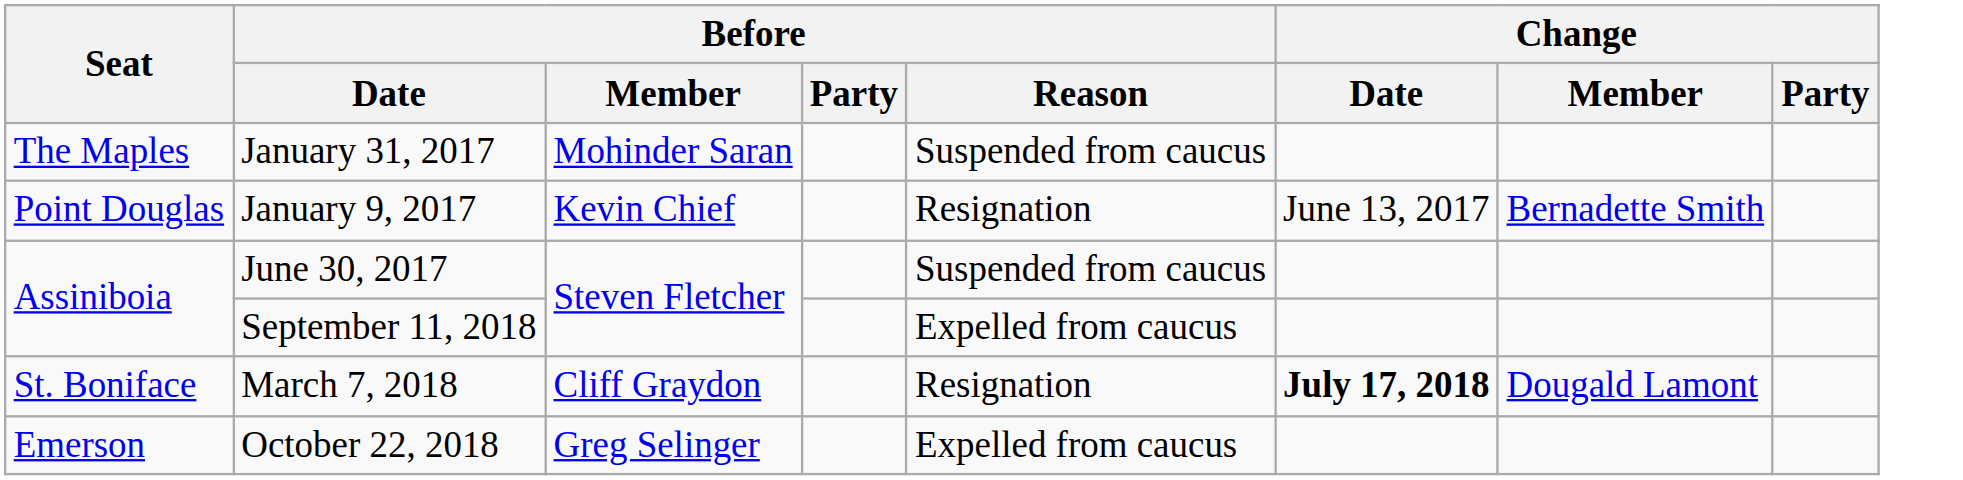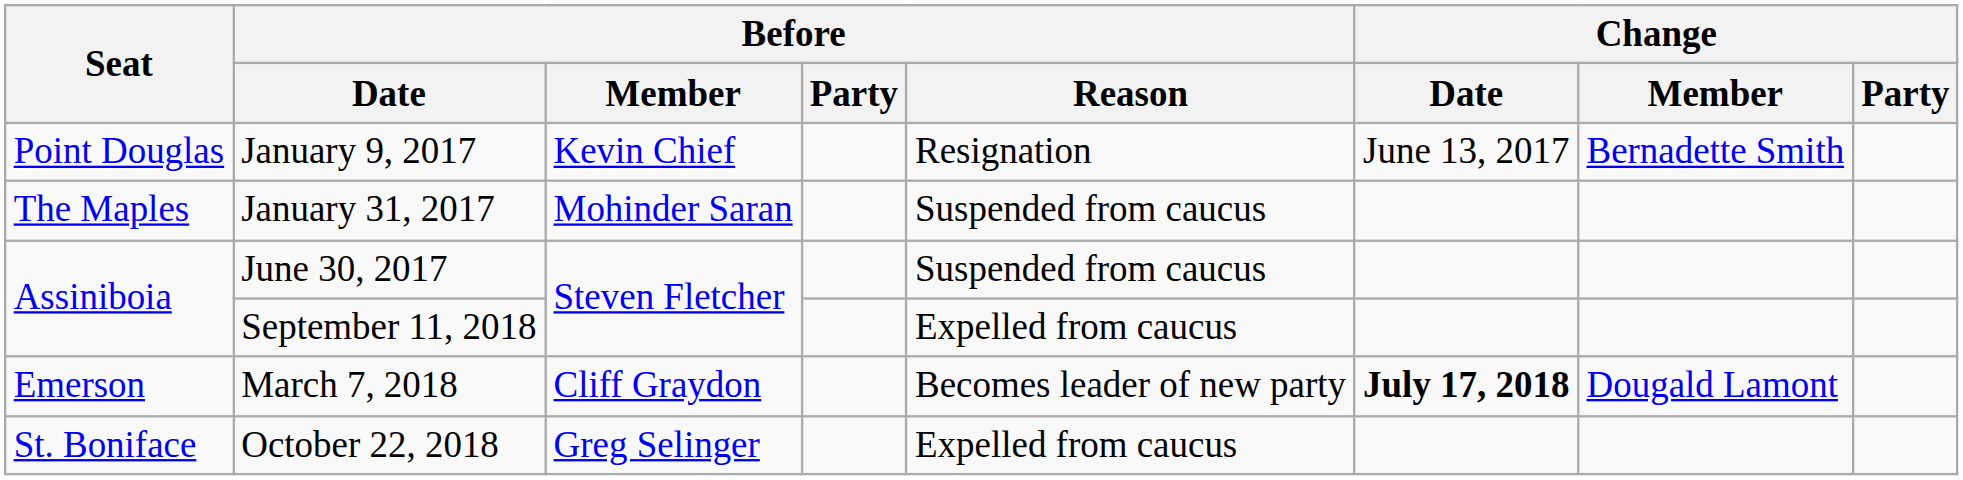rows swapped: (359, 209) <-> (368, 151)
(105, 385) St. Boniface -> (79, 385) Emerson
(1003, 385) Resignation -> (1131, 385) Becomes leader of new party
(79, 444) Emerson -> (105, 444) St. Boniface
